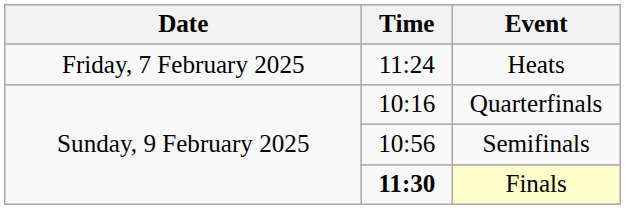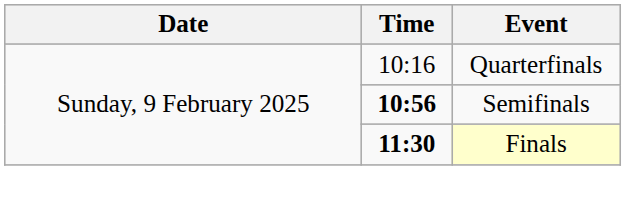- row: (536, 64)
(407, 143) normal -> (407, 104) bold
